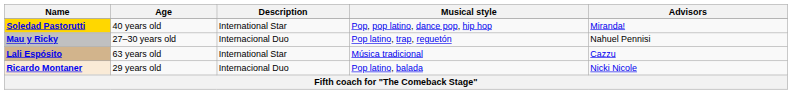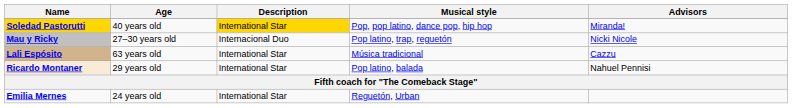(253, 26) no background -> (253, 26) gold background
(620, 40) Nahuel Pennisi -> (614, 40) Nicki Nicole
(254, 68) Internacional Duo -> (253, 68) International Star
(614, 68) Nicki Nicole -> (620, 68) Nahuel Pennisi
+ row: (36, 96)
